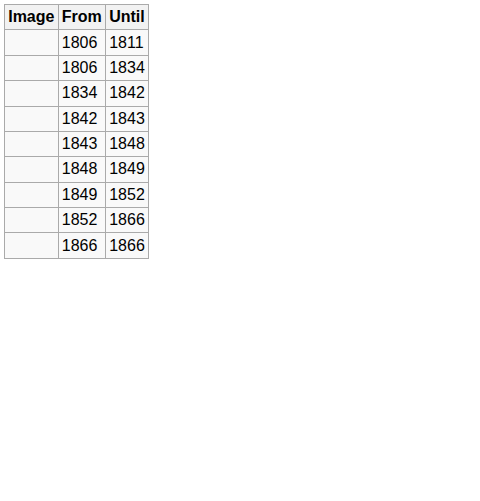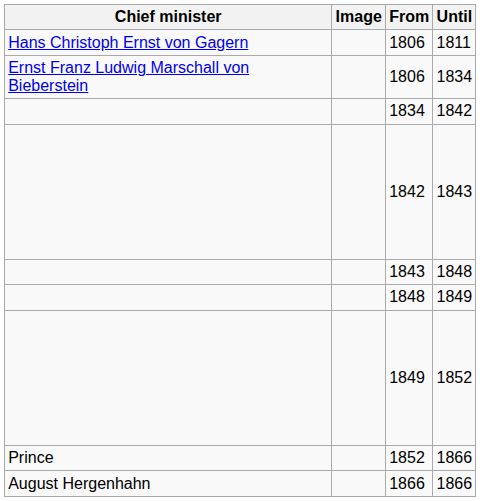+ column: (168, 17)
